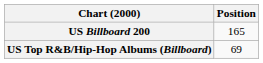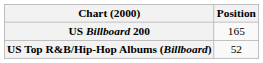(236, 49) 69 -> (236, 49) 52
